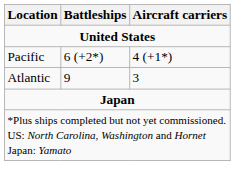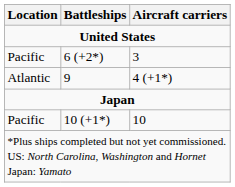(152, 57) 4 (+1*) -> (136, 57) 3
(136, 78) 3 -> (152, 78) 4 (+1*)
+ row: (87, 120)
